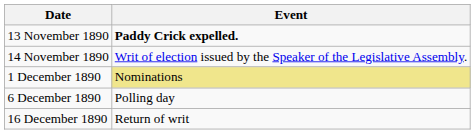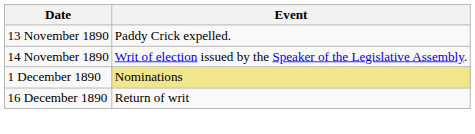(177, 35) bold -> (173, 35) normal
- row: (54, 98)
